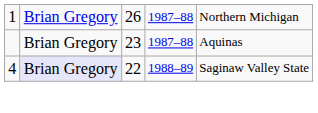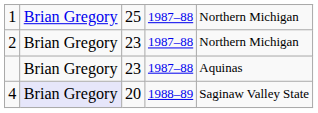(133, 17) 26 -> (133, 17) 25
+ row: (12, 42)
(133, 68) 22 -> (133, 94) 20
